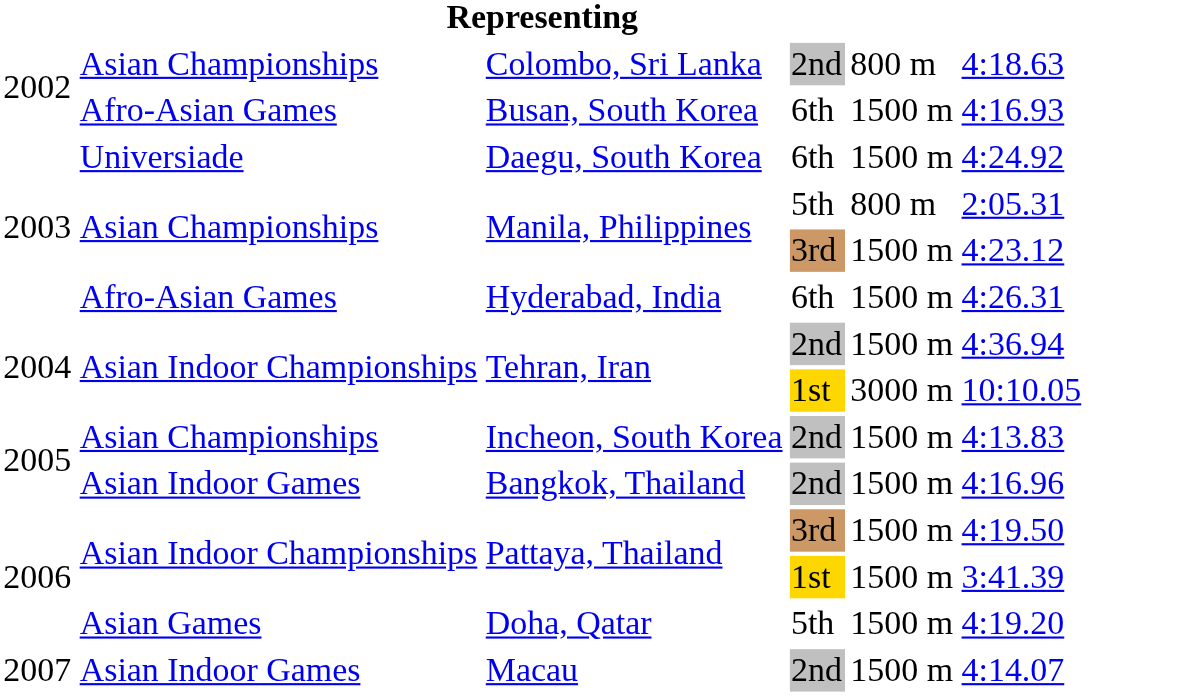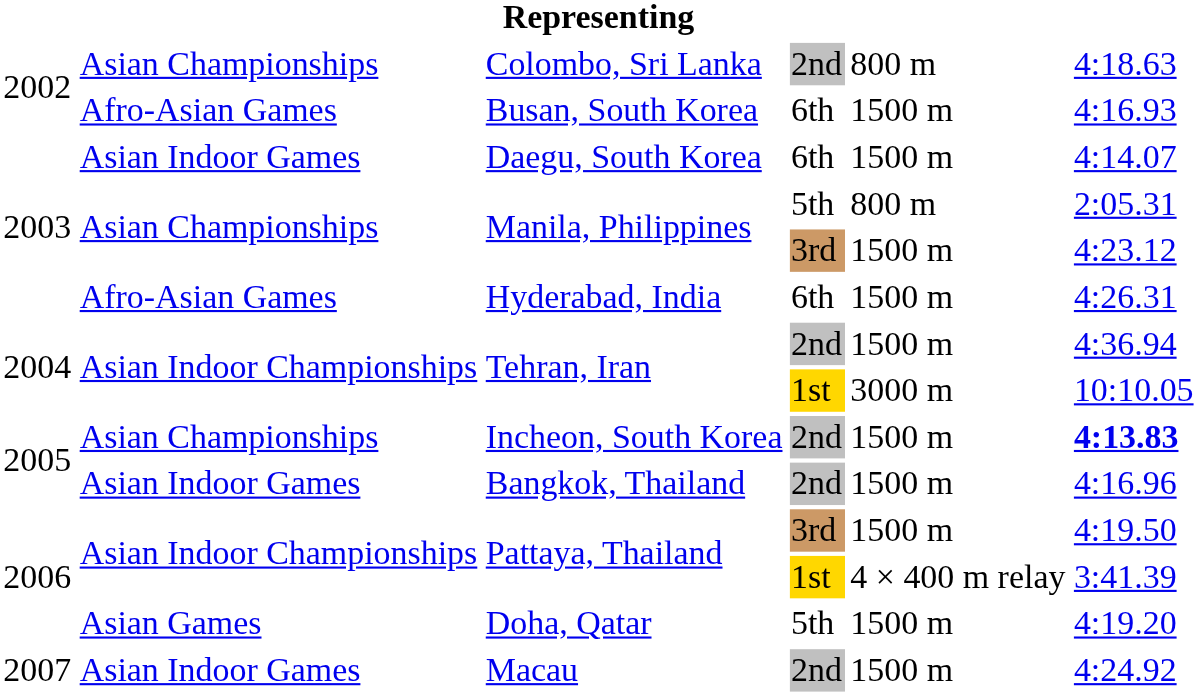(162, 156) Universiade -> (220, 156) Asian Indoor Games
(1013, 156) 4:24.92 -> (1125, 156) 4:14.07
(1013, 436) normal -> (1126, 436) bold
(902, 576) 1500 m -> (958, 576) 4 × 400 m relay
(1013, 669) 4:14.07 -> (1125, 669) 4:24.92
